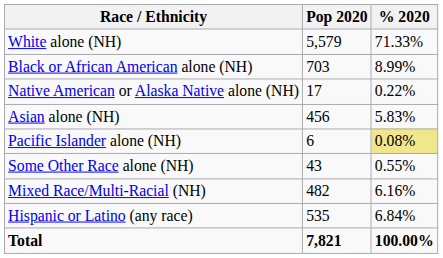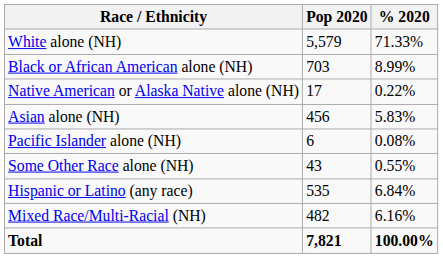(395, 141) khaki background -> (395, 141) no background
rows swapped: (107, 191) <-> (100, 215)
